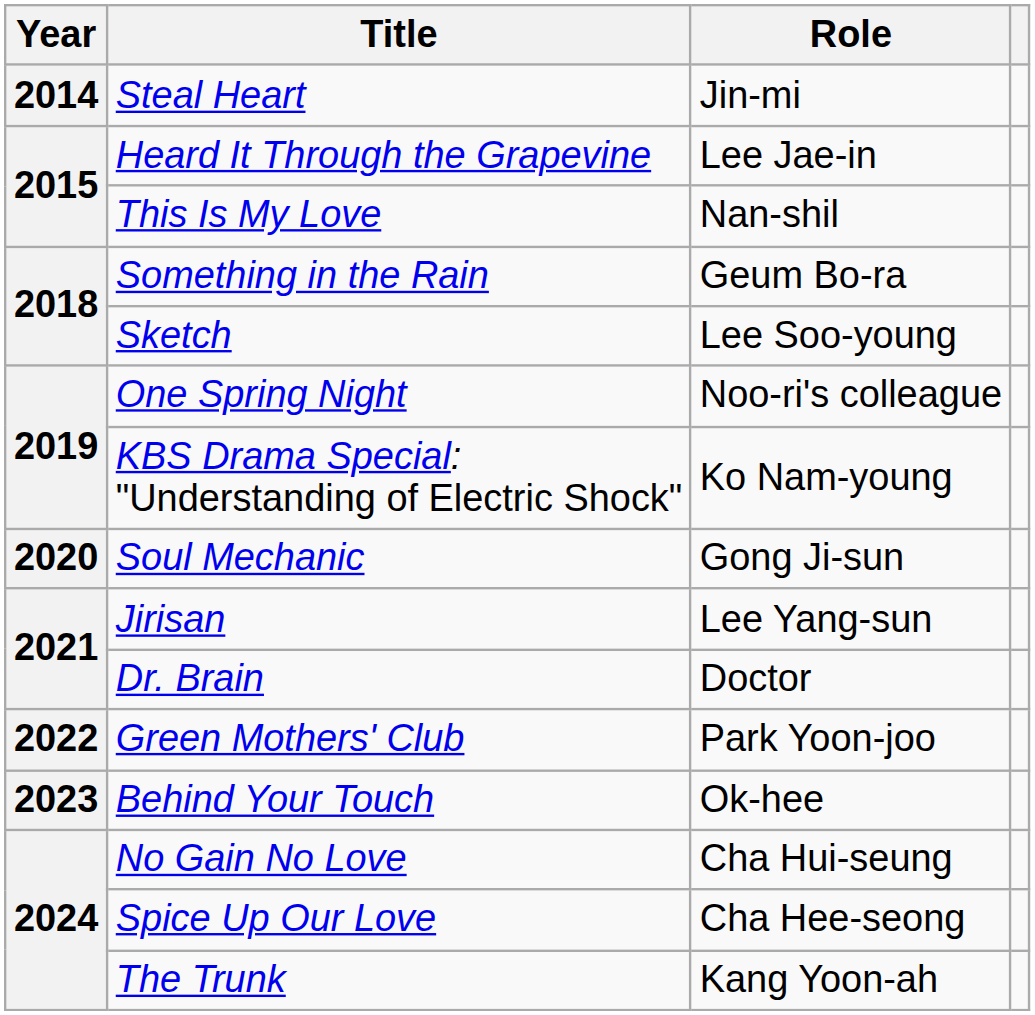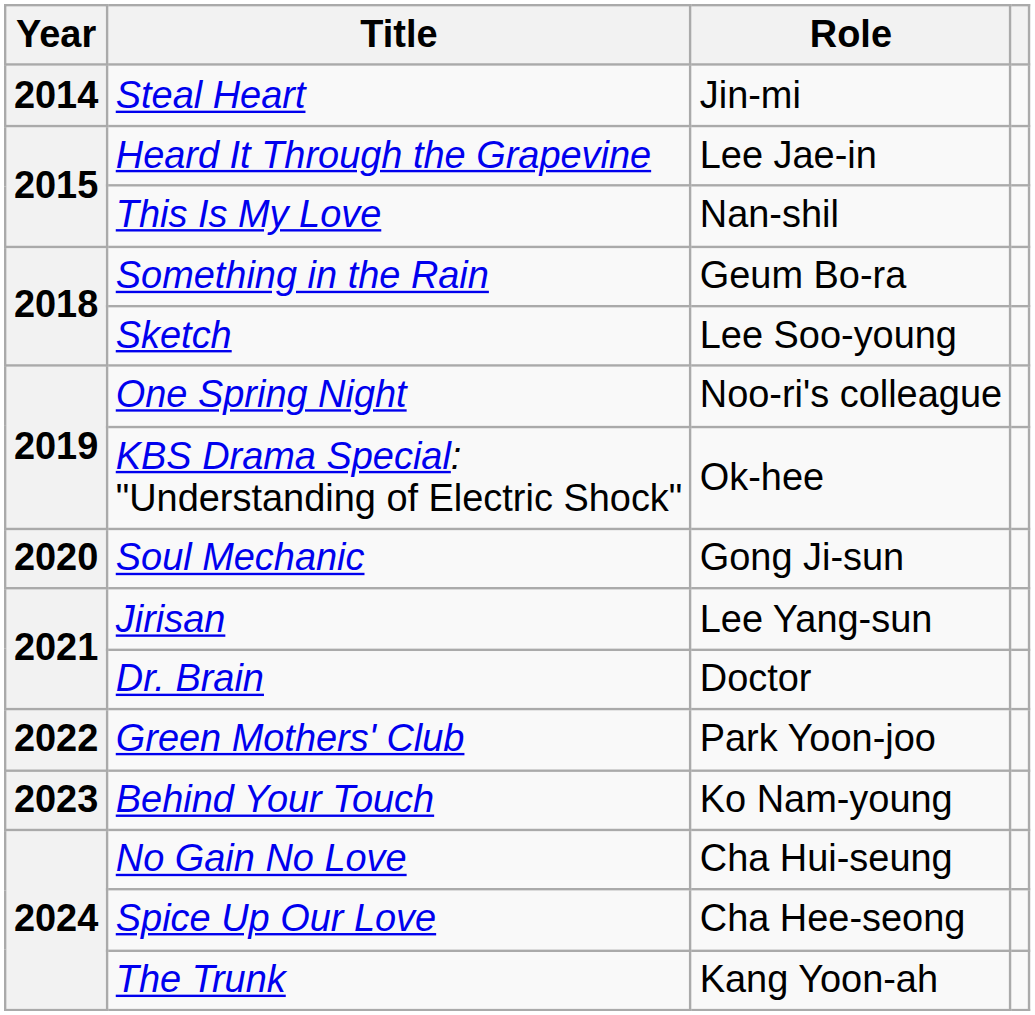(826, 476) Ko Nam-young -> (762, 476) Ok-hee
(762, 798) Ok-hee -> (826, 798) Ko Nam-young
